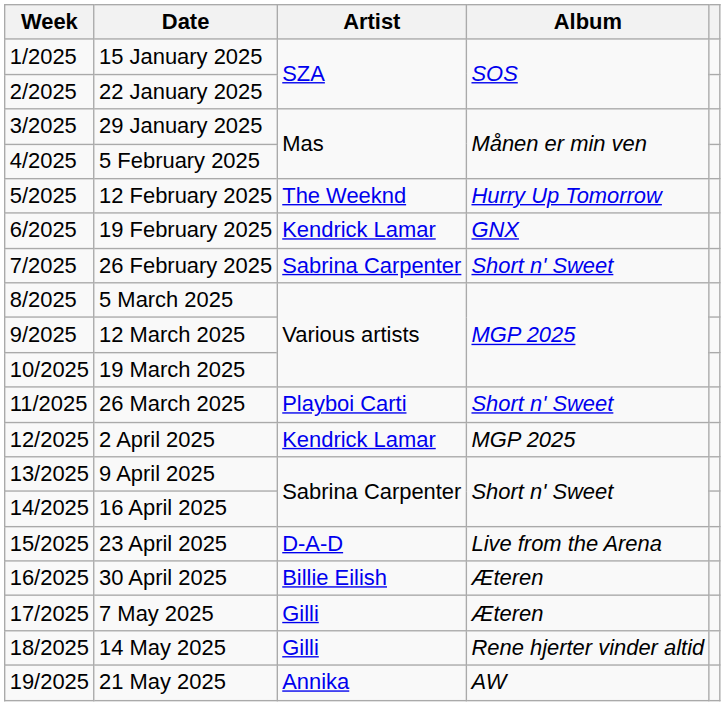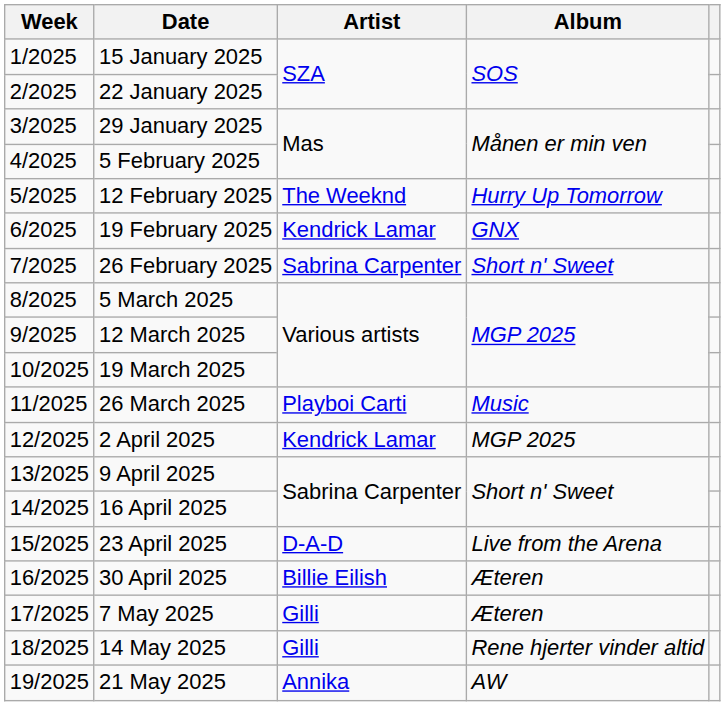(542, 404) Short n' Sweet -> (500, 404) Music
